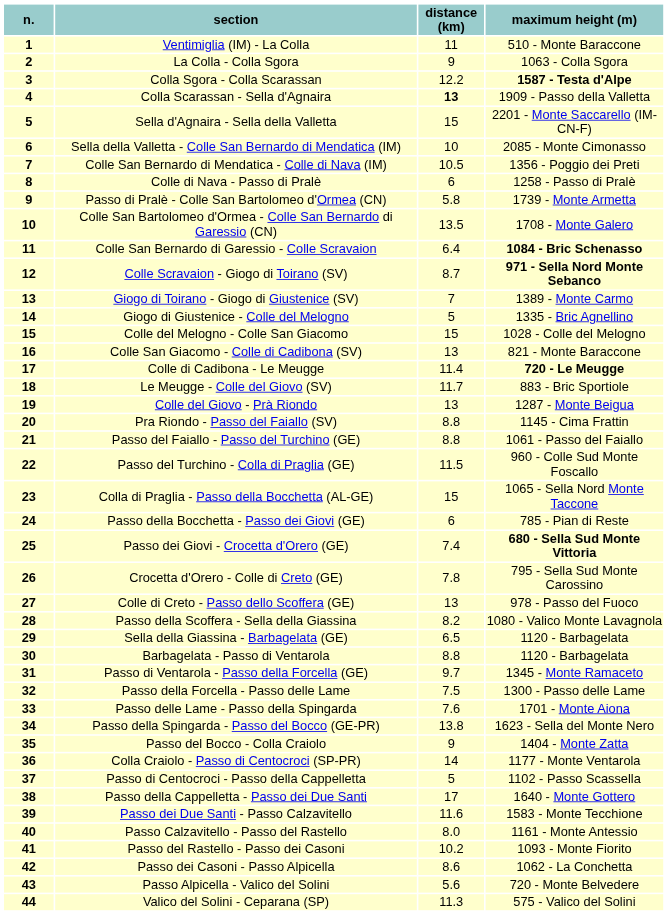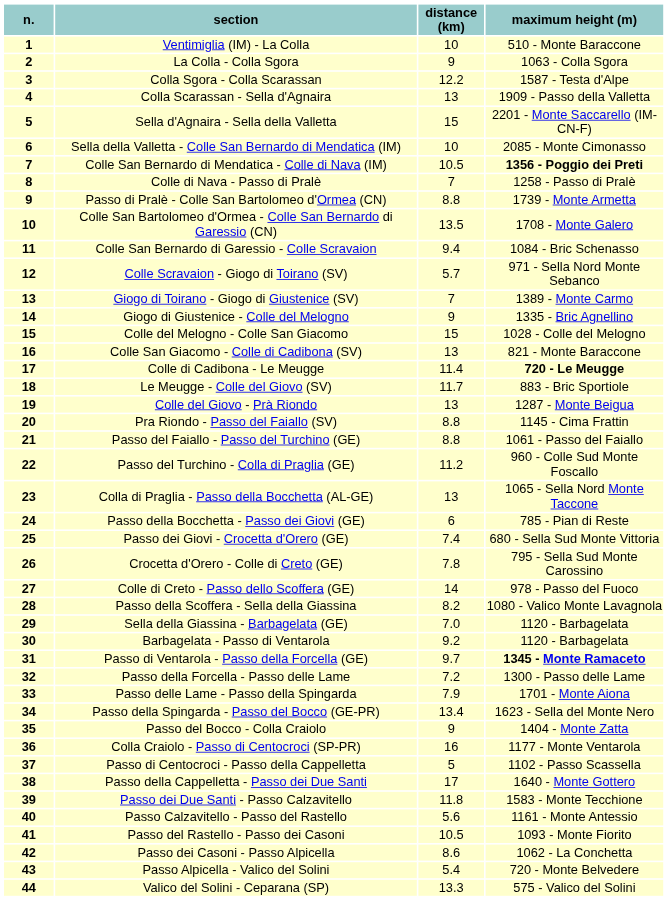(451, 44) 11 -> (451, 44) 10
(574, 79) bold -> (574, 79) normal
(451, 97) bold -> (451, 97) normal
(574, 164) normal -> (574, 164) bold
(451, 182) 6 -> (451, 182) 7
(451, 199) 5.8 -> (451, 199) 8.8
(451, 249) 6.4 -> (451, 249) 9.4
(574, 249) bold -> (574, 249) normal
(451, 274) 8.7 -> (451, 274) 5.7
(574, 274) bold -> (574, 274) normal
(451, 316) 5 -> (451, 316) 9
(451, 464) 11.5 -> (451, 464) 11.2
(451, 496) 15 -> (451, 496) 13
(574, 546) bold -> (574, 539) normal
(451, 603) 13 -> (451, 588) 14
(451, 638) 6.5 -> (451, 623) 7.0
(451, 655) 8.8 -> (451, 641) 9.2
(574, 673) normal -> (574, 659) bold
(451, 691) 7.5 -> (451, 676) 7.2
(451, 708) 7.6 -> (451, 694) 7.9
(451, 726) 13.8 -> (451, 711) 13.4
(451, 761) 14 -> (451, 747) 16
(451, 814) 11.6 -> (451, 799) 11.8
(451, 831) 8.0 -> (451, 817) 5.6
(451, 849) 10.2 -> (451, 835) 10.5
(451, 884) 5.6 -> (451, 870) 5.4
(451, 902) 11.3 -> (451, 887) 13.3
